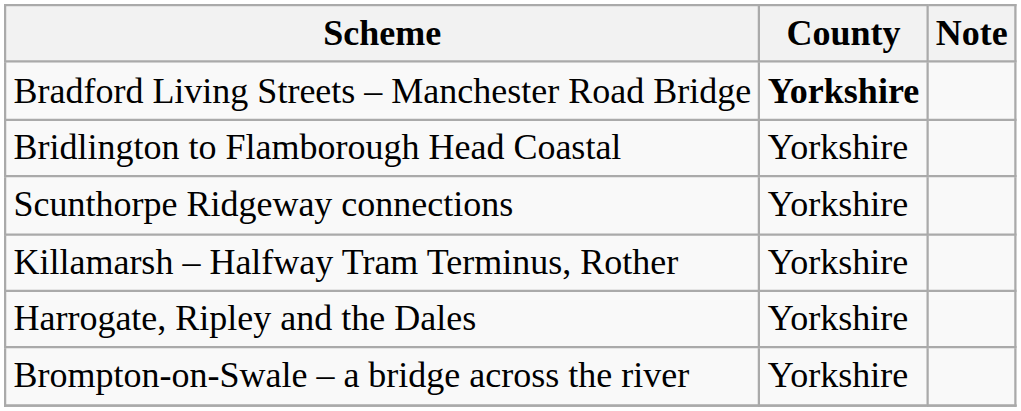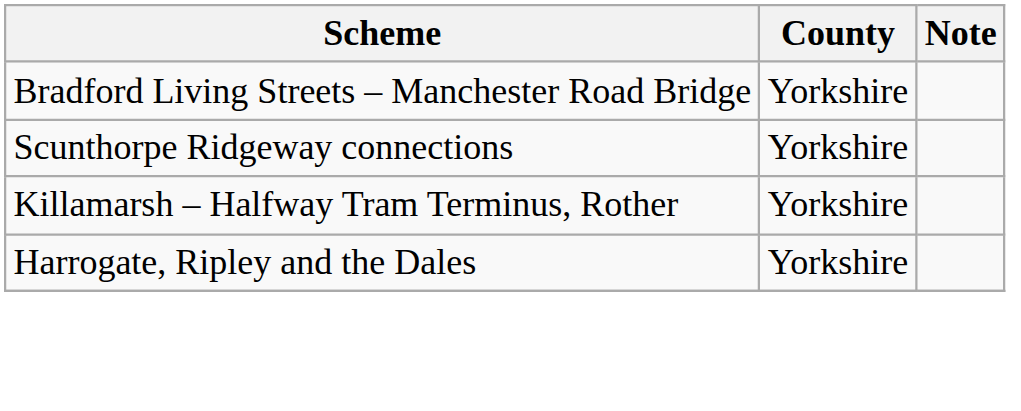(844, 90) bold -> (838, 90) normal
- row: (317, 147)
- row: (351, 375)
